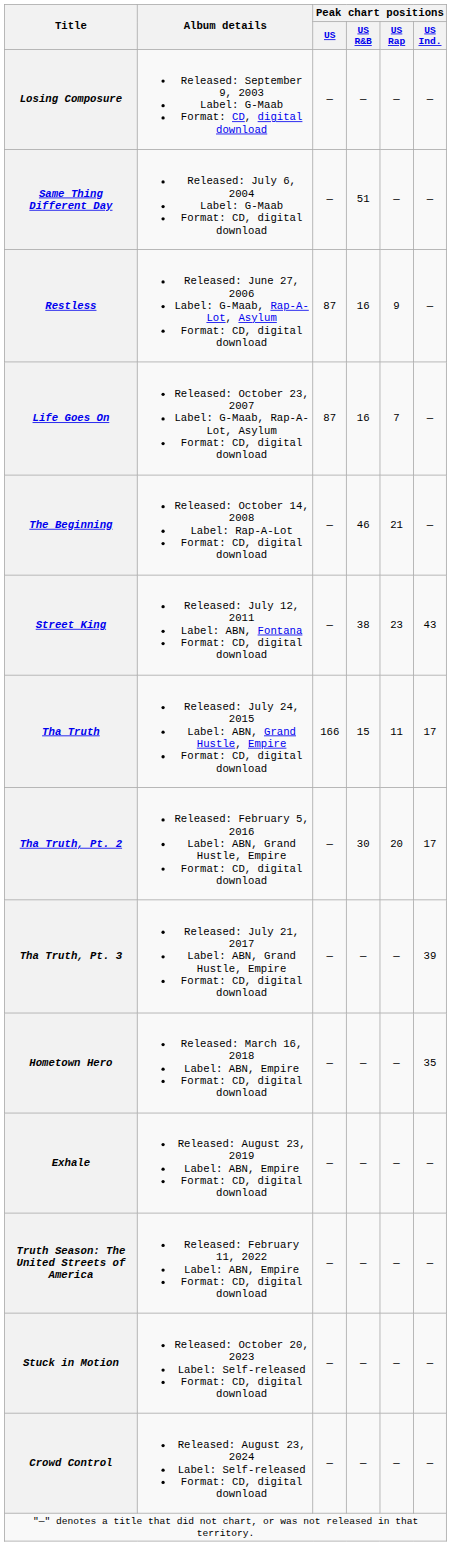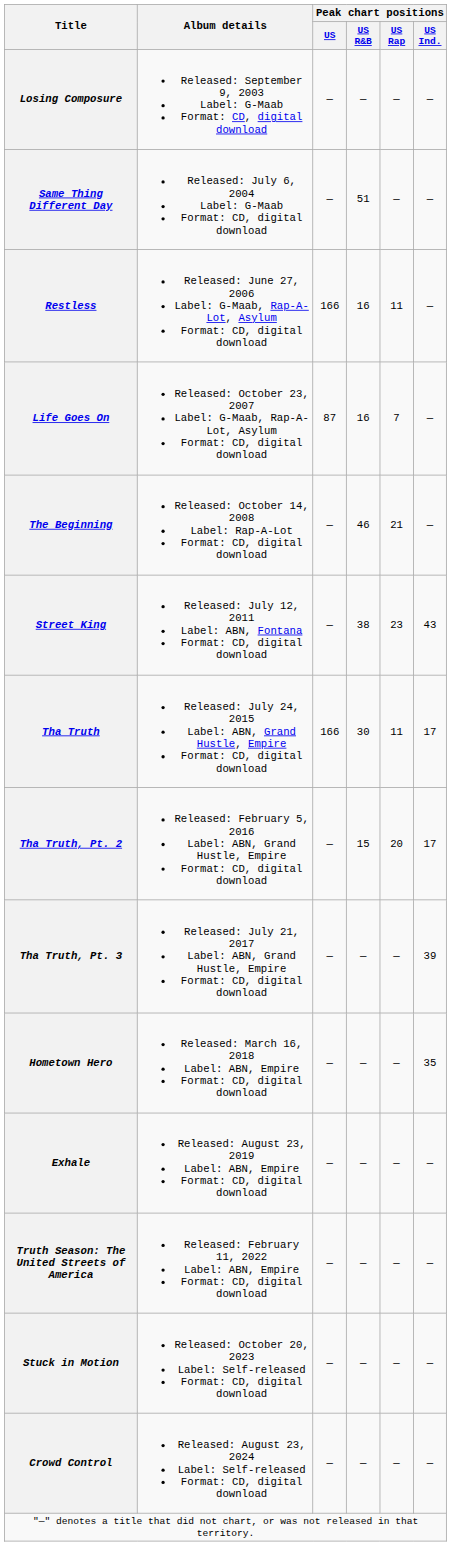(330, 306) 87 -> (330, 306) 166
(397, 306) 9 -> (397, 306) 11
(363, 731) 15 -> (363, 731) 30
(363, 844) 30 -> (363, 844) 15
